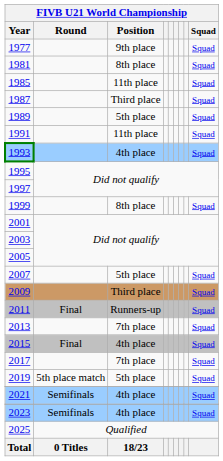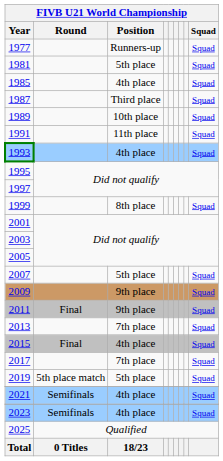(136, 47) 9th place -> (136, 47) Runners-up
(136, 64) 8th place -> (136, 64) 5th place
(136, 82) 11th place -> (136, 82) 4th place
(136, 116) 5th place -> (136, 116) 10th place
(136, 291) Third place -> (136, 291) 9th place
(136, 309) Runners-up -> (136, 309) 9th place
